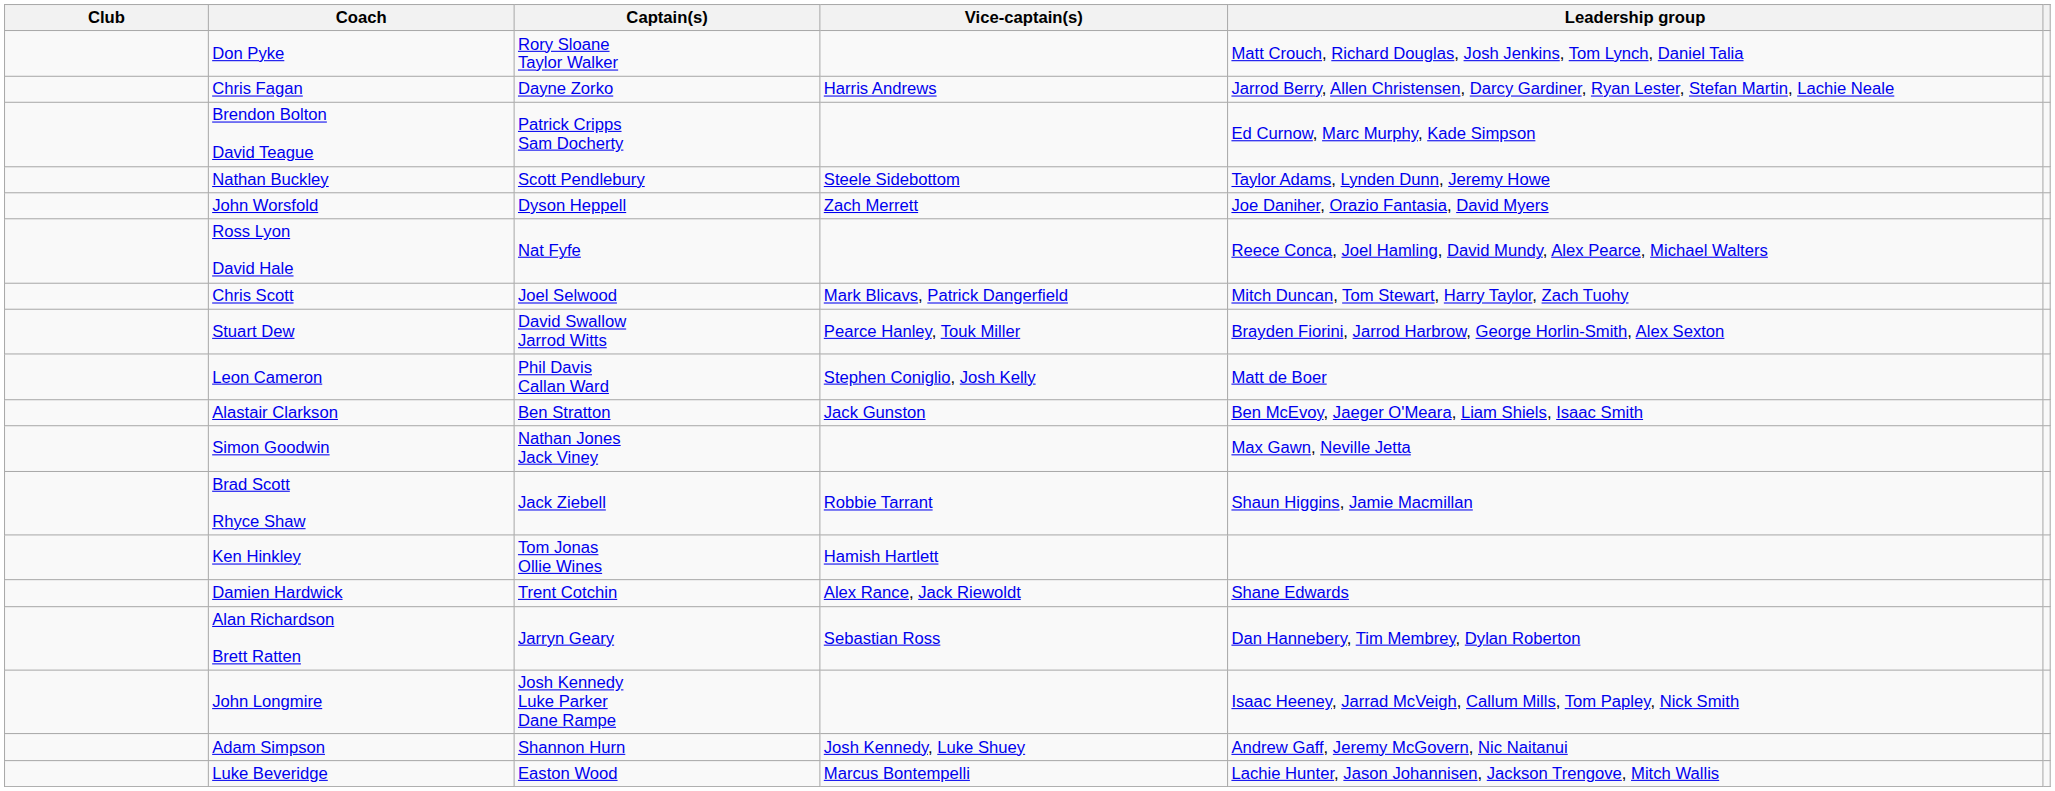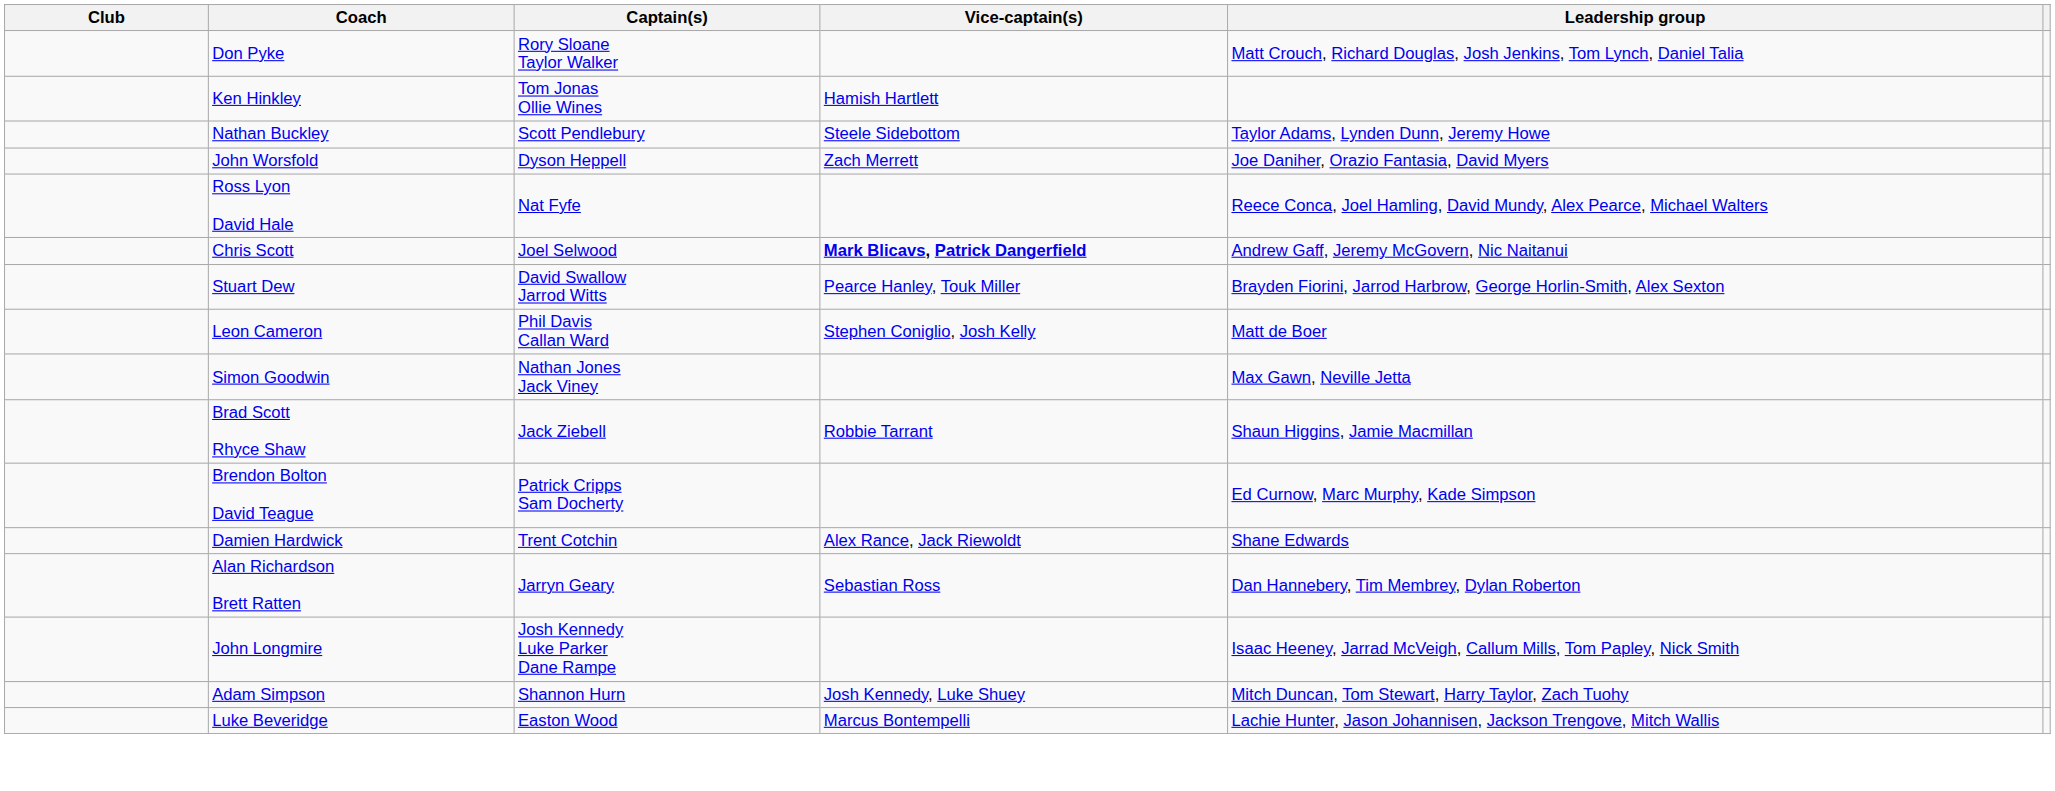- row: (257, 89)
rows swapped: (270, 134) <-> (257, 557)
(946, 296) normal -> (955, 250) bold
(1430, 296) Mitch Duncan, Tom Stewart, Harry Taylor, Zach Tuohy -> (1400, 250) Andrew Gaff, Jeremy McGovern, Nic Naitanui
- row: (275, 412)
(1400, 747) Andrew Gaff, Jeremy McGovern, Nic Naitanui -> (1430, 694) Mitch Duncan, Tom Stewart, Harry Taylor, Zach Tuohy
